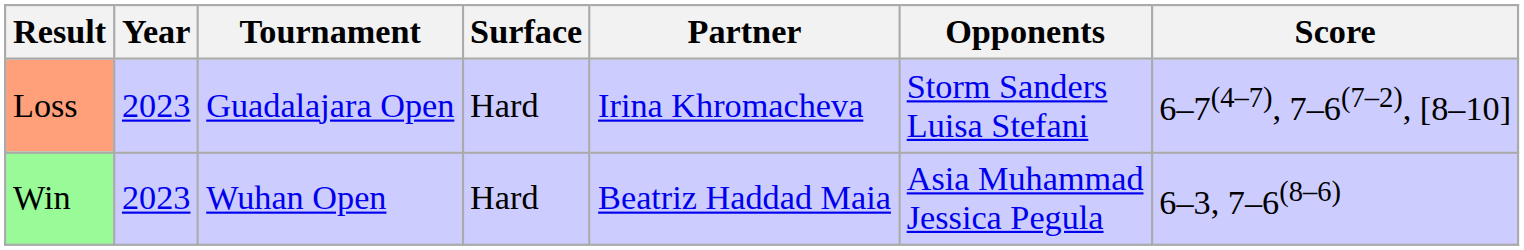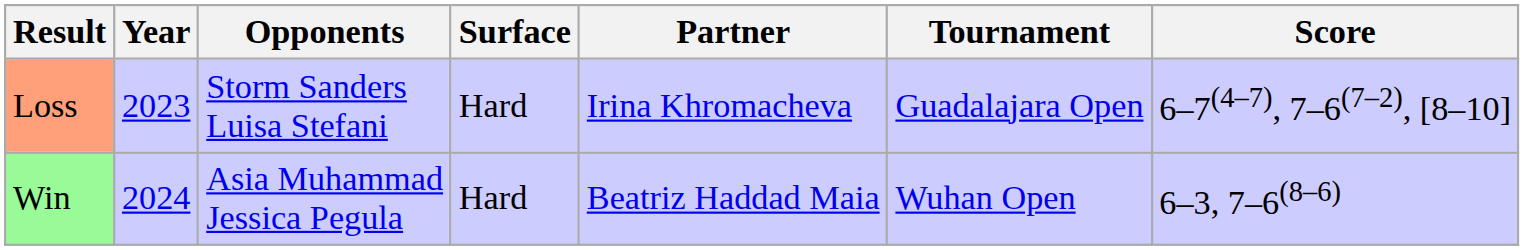columns swapped: (330, 31) <-> (1025, 31)
(156, 198) 2023 -> (156, 198) 2024
